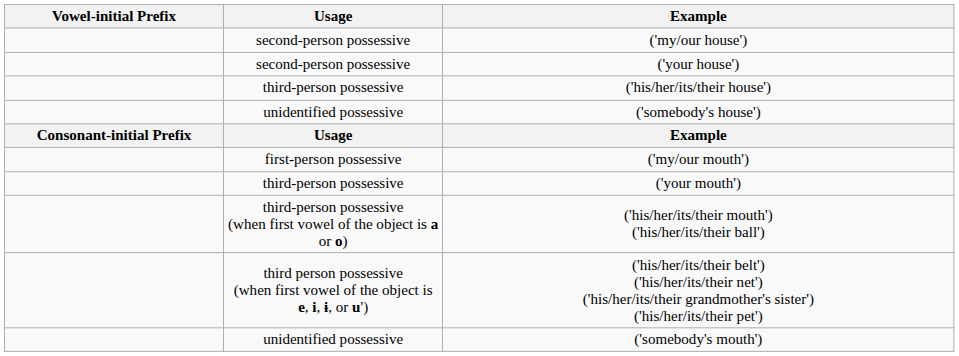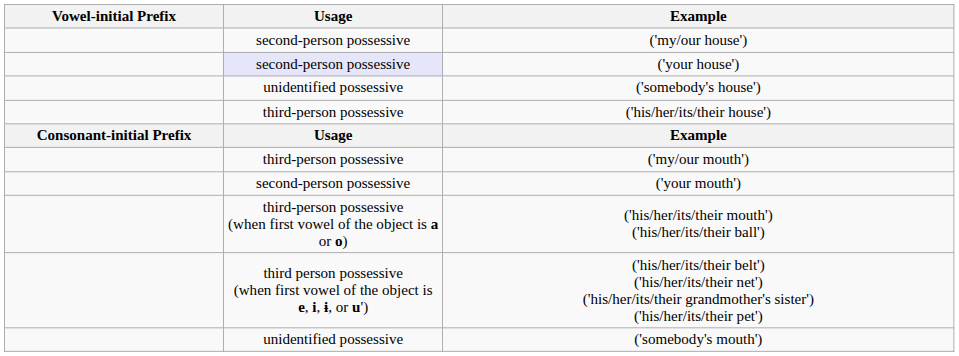(333, 64) no background -> (333, 64) lavender background
rows swapped: (698, 87) <-> (698, 111)
(333, 159) first-person possessive -> (333, 159) third-person possessive
(333, 183) third-person possessive -> (333, 183) second-person possessive
